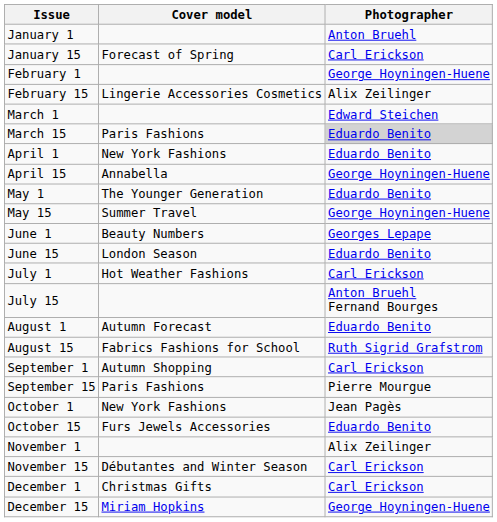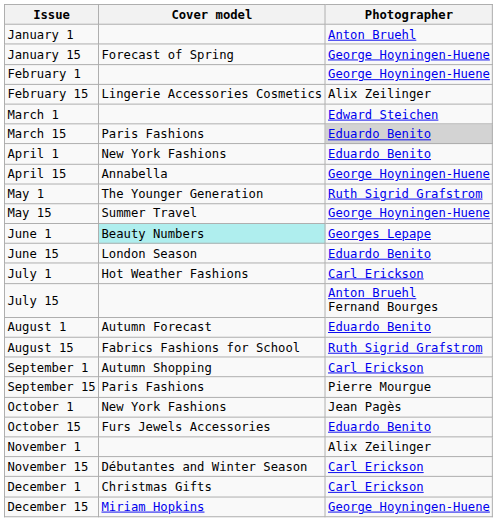(376, 54) Carl Erickson -> (409, 54) George Hoyningen-Huene
(380, 194) Eduardo Benito -> (405, 194) Ruth Sigrid Grafstrom
(153, 234) no background -> (153, 234) paleturquoise background
